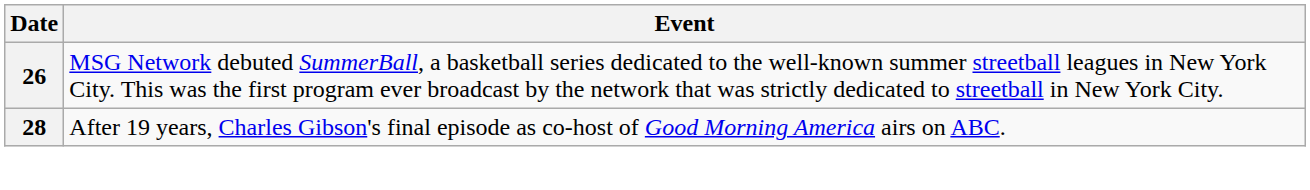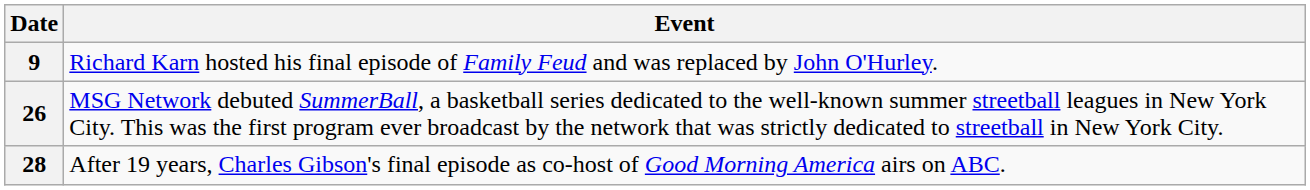+ row: (34, 61)
